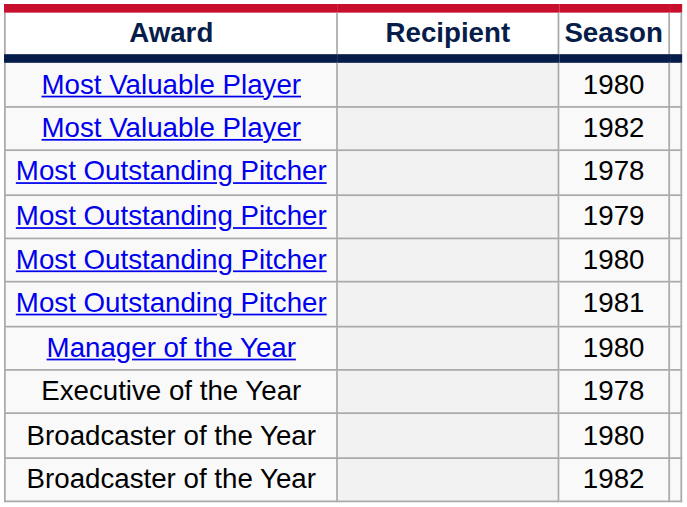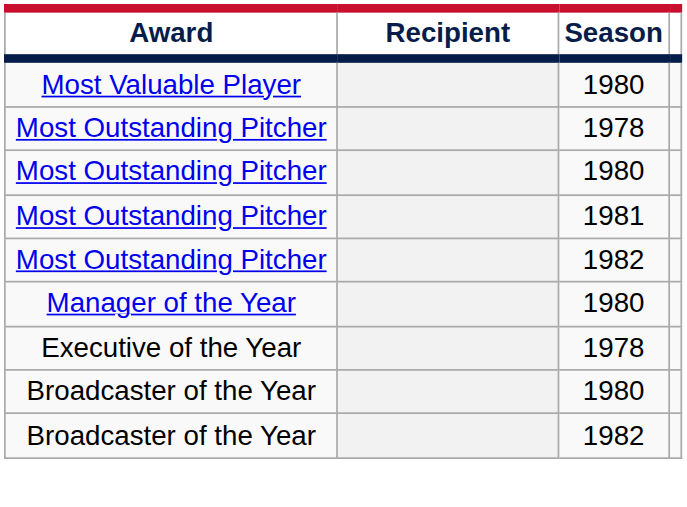- row: (171, 128)
- row: (171, 215)
+ row: (171, 259)
